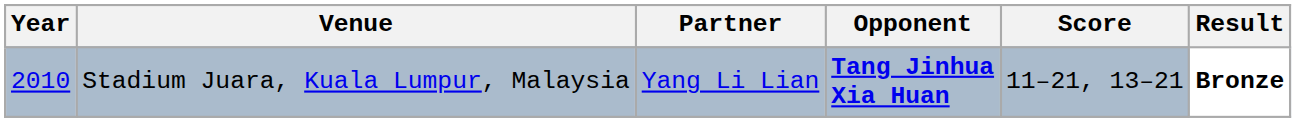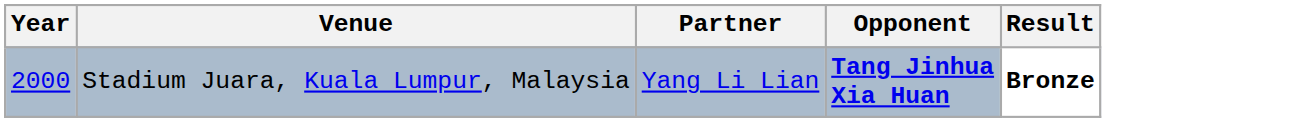- column: (1095, 25)
(41, 82) 2010 -> (41, 82) 2000
